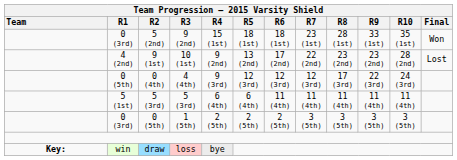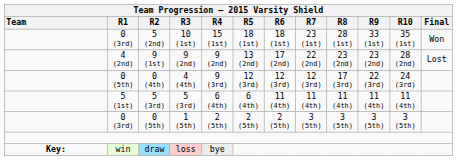(186, 38) 9 (2nd) -> (186, 38) 10 (1st)
(186, 59) 10 (1st) -> (186, 59) 9 (2nd)
